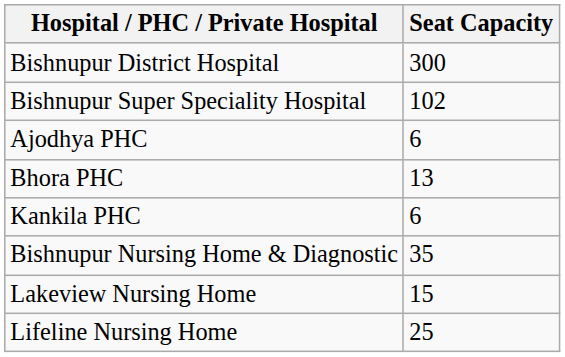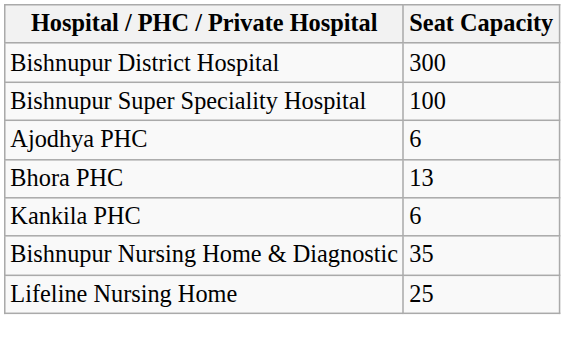(428, 100) 102 -> (428, 100) 100
- row: (133, 293)
